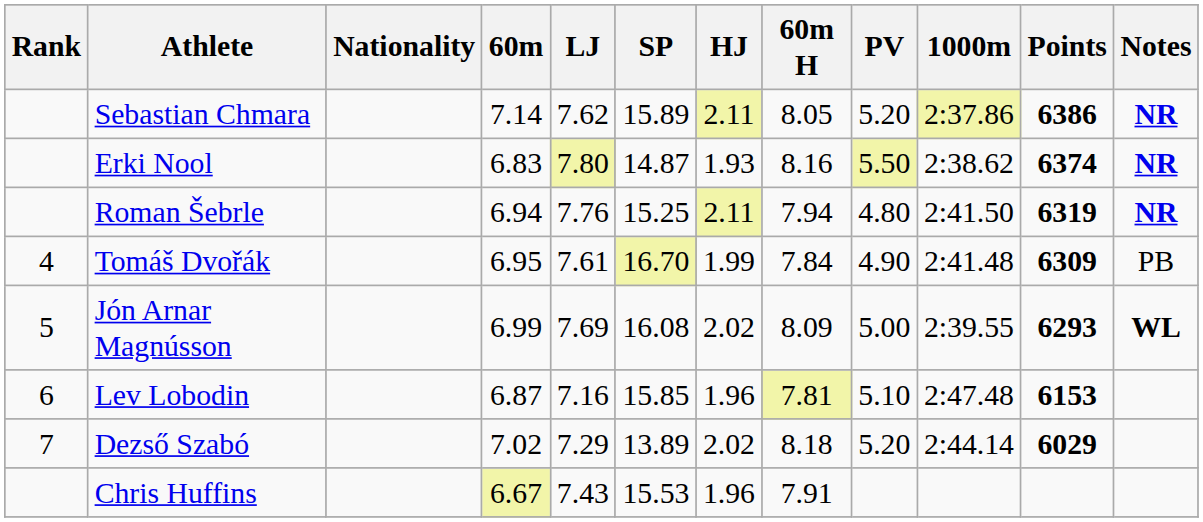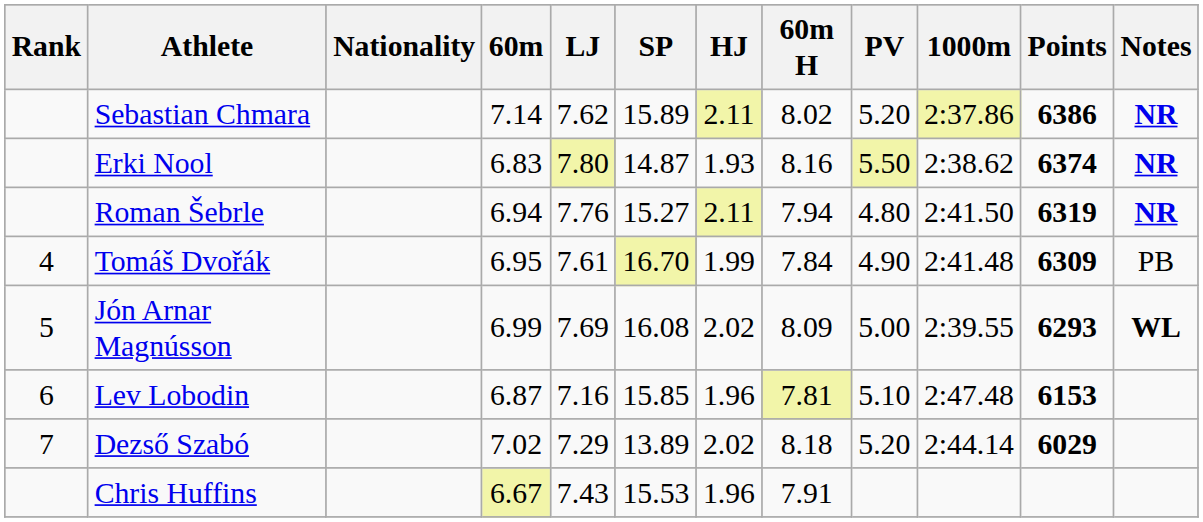(807, 113) 8.05 -> (807, 113) 8.02
(656, 211) 15.25 -> (656, 211) 15.27
